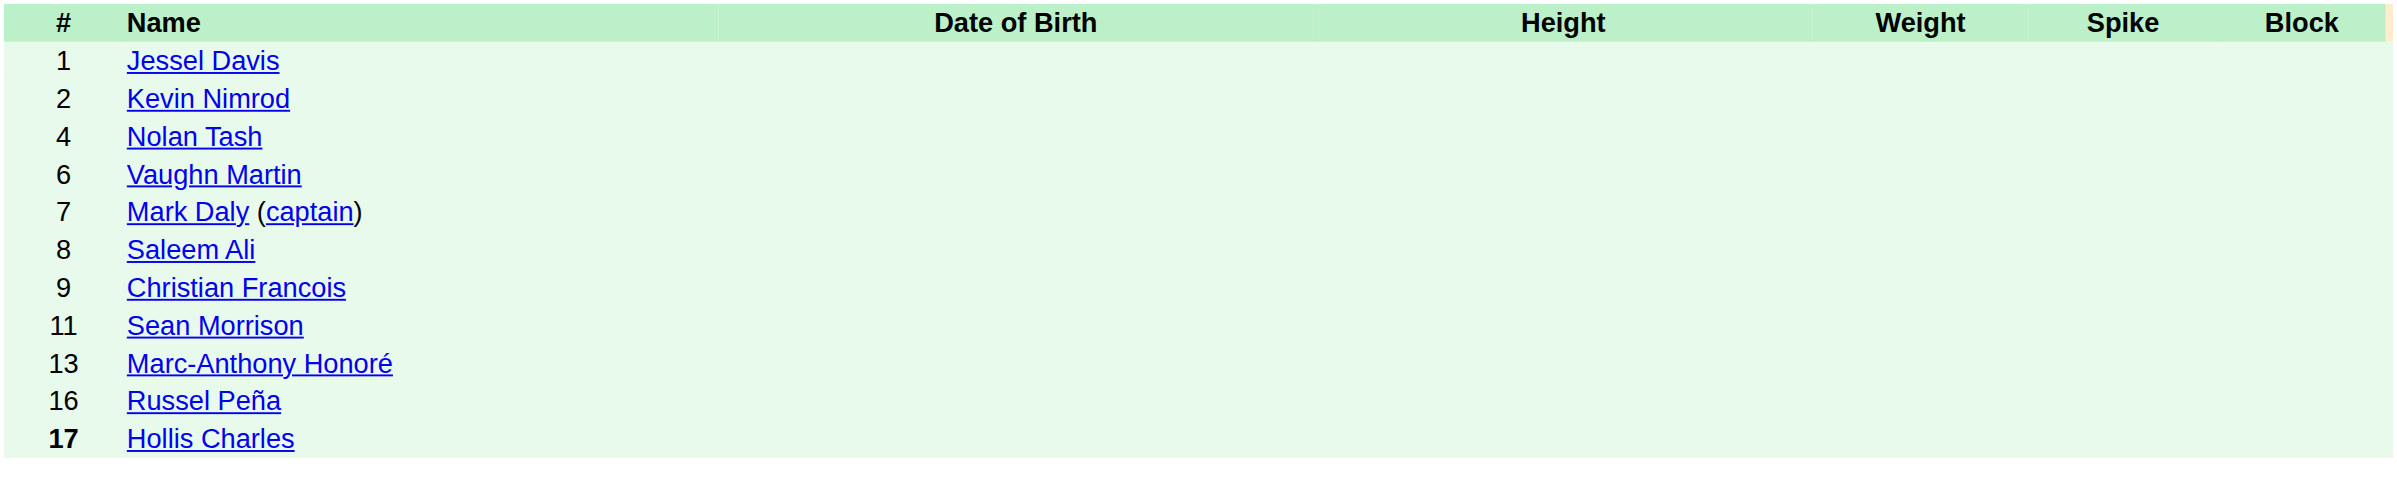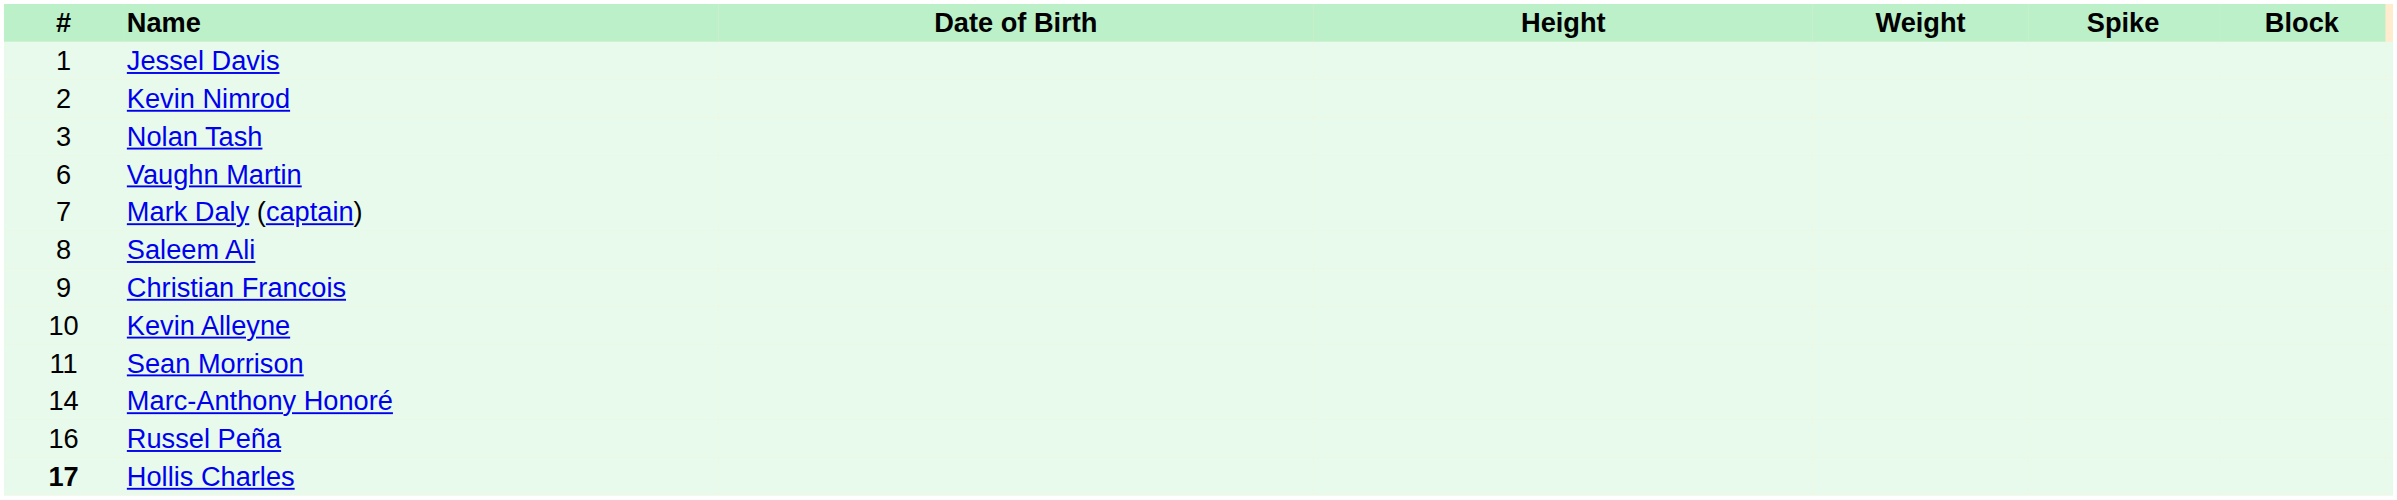(64, 136) 4 -> (64, 136) 3
+ row: (209, 325)
(64, 363) 13 -> (64, 401) 14
